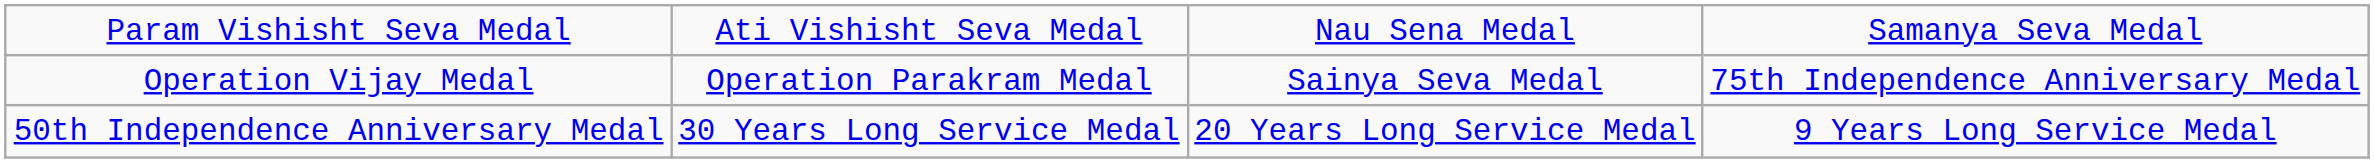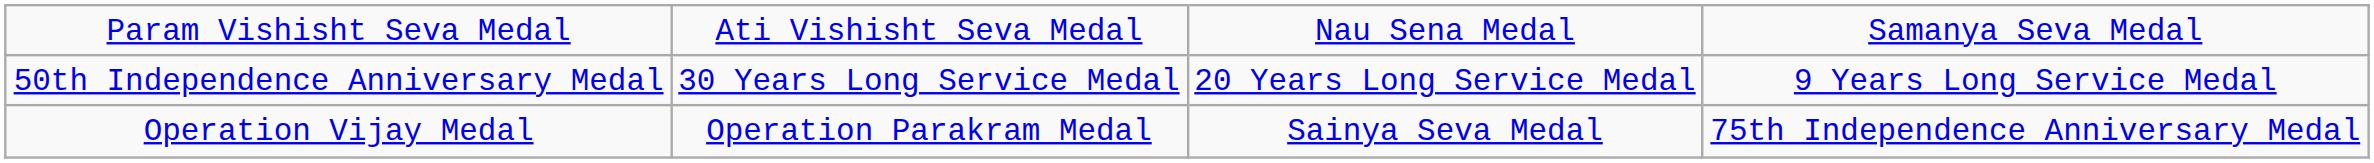rows swapped: (339, 81) <-> (339, 131)
